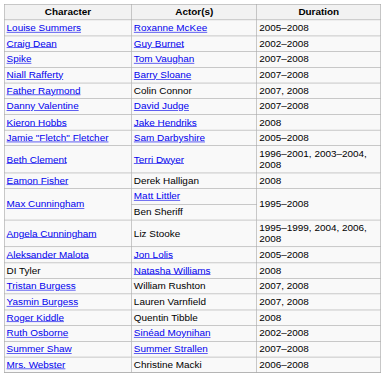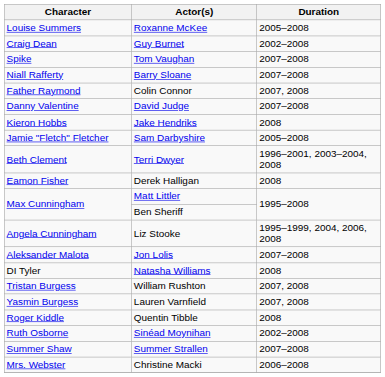(284, 254) 2005–2008 -> (284, 254) 2007–2008
